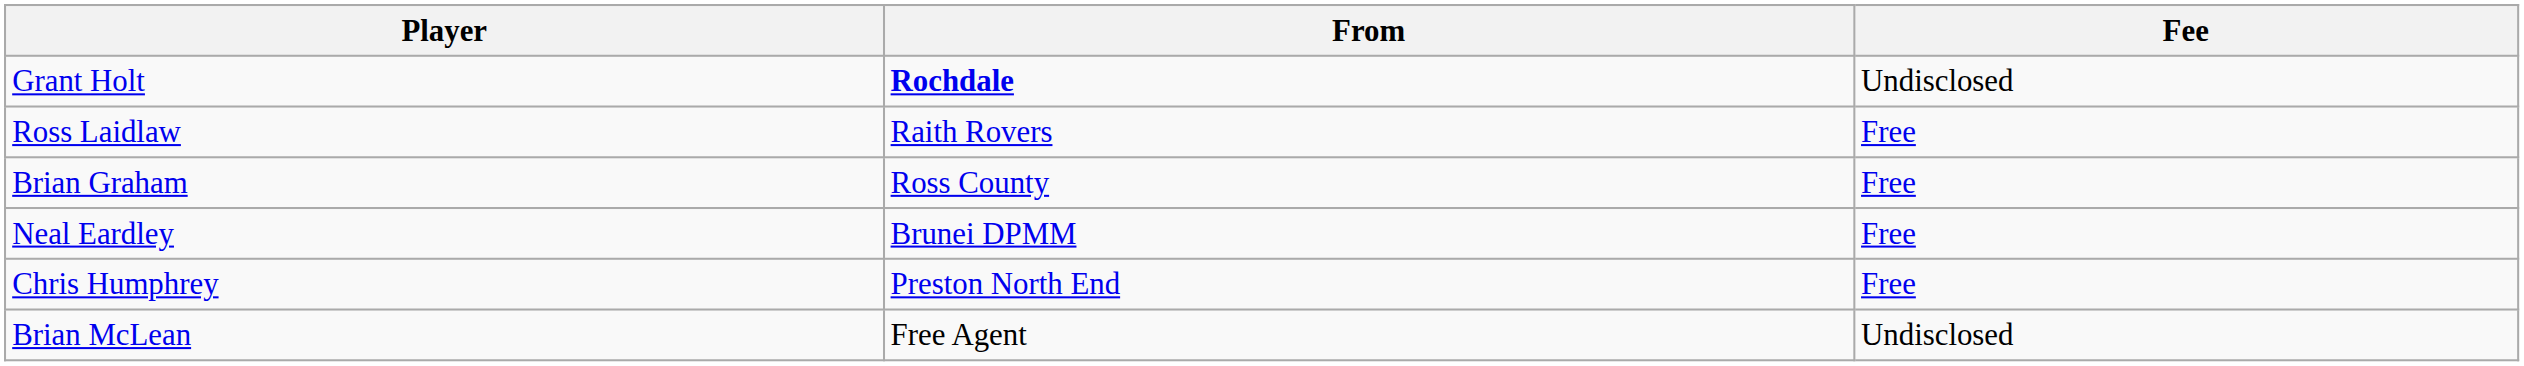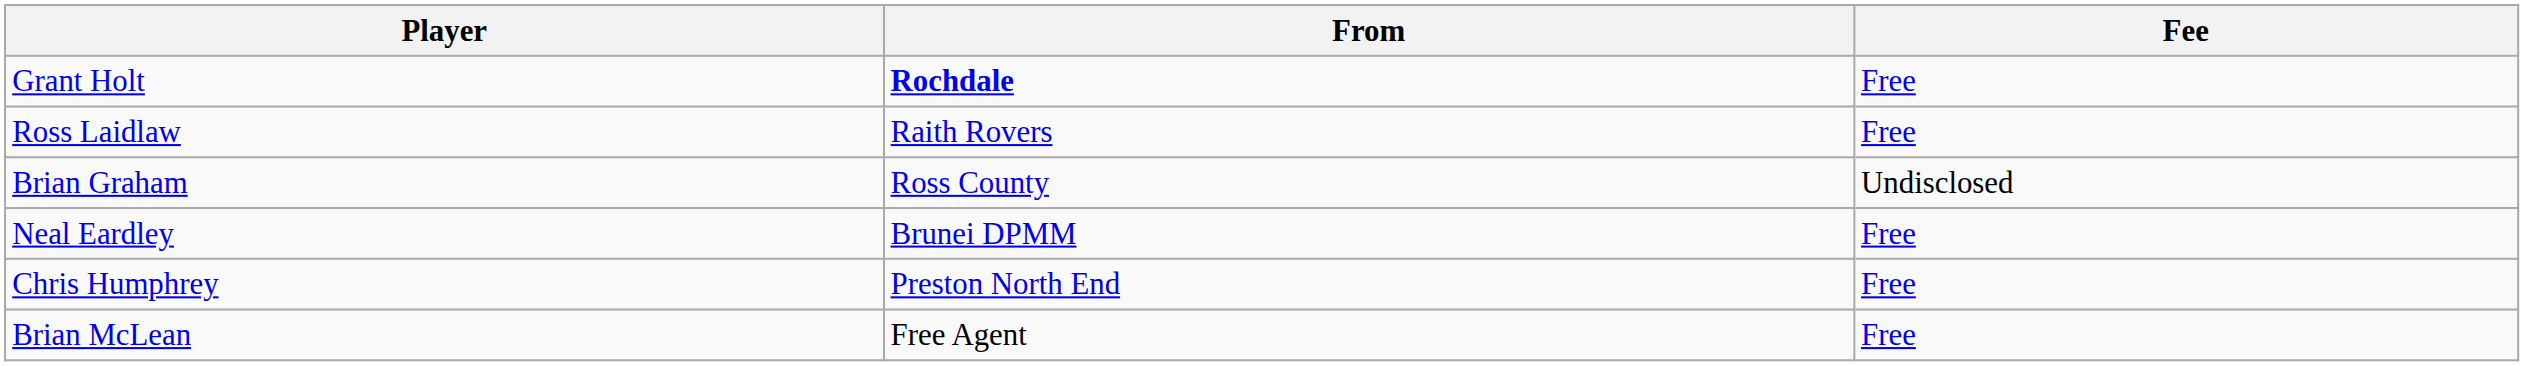(1937, 81) Undisclosed -> (1888, 81) Free
(1888, 182) Free -> (1937, 182) Undisclosed
(1937, 335) Undisclosed -> (1888, 335) Free
